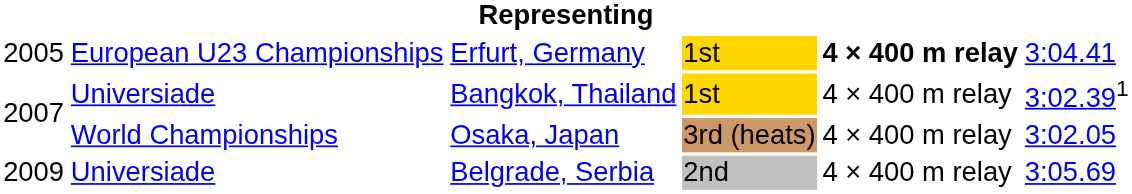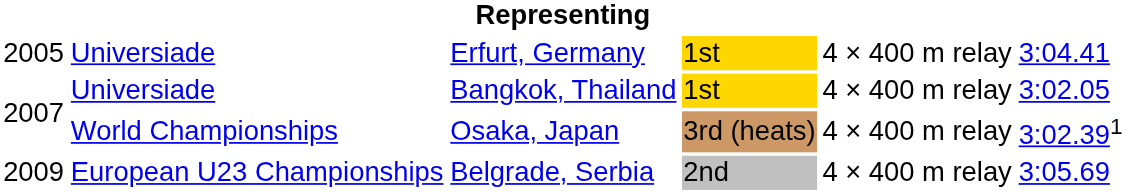(257, 52) European U23 Championships -> (143, 52) Universiade
(920, 52) bold -> (917, 52) normal
(1077, 94) 3:02.391 -> (1064, 90) 3:02.05
(1070, 135) 3:02.05 -> (1071, 131) 3:02.391
(143, 173) Universiade -> (257, 173) European U23 Championships
